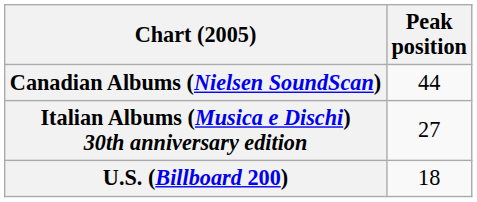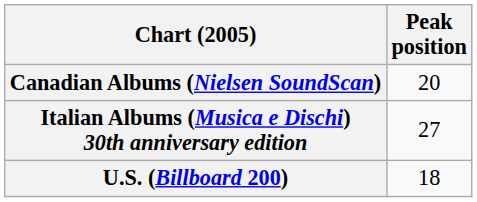(429, 82) 44 -> (429, 82) 20
